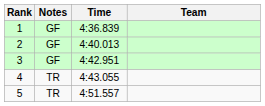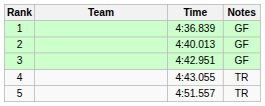columns swapped: (194, 12) <-> (53, 12)
